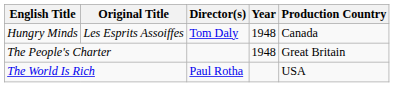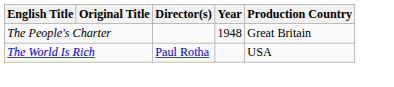- row: (42, 33)
